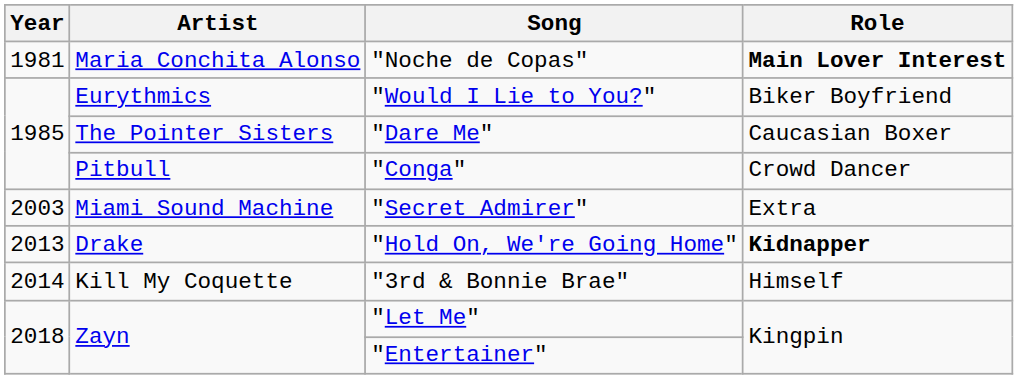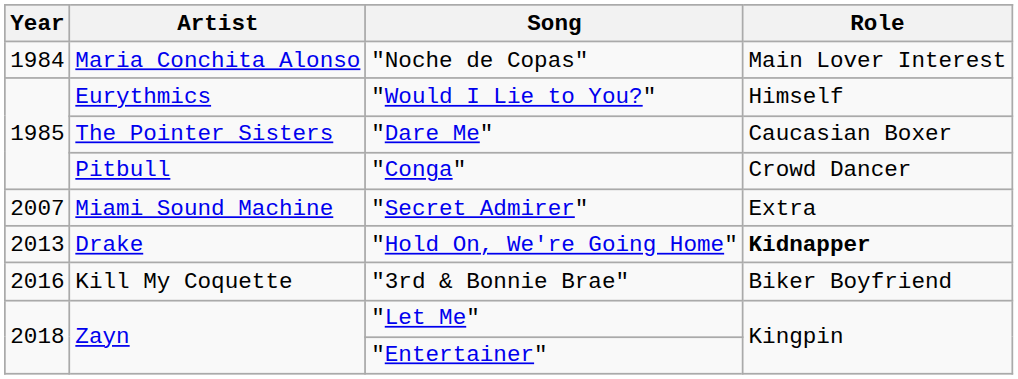(37, 60) 1981 -> (37, 60) 1984
(877, 60) bold -> (877, 60) normal
(850, 97) Biker Boyfriend -> (796, 97) Himself
(37, 208) 2003 -> (37, 208) 2007
(37, 281) 2014 -> (37, 281) 2016
(796, 281) Himself -> (850, 281) Biker Boyfriend
